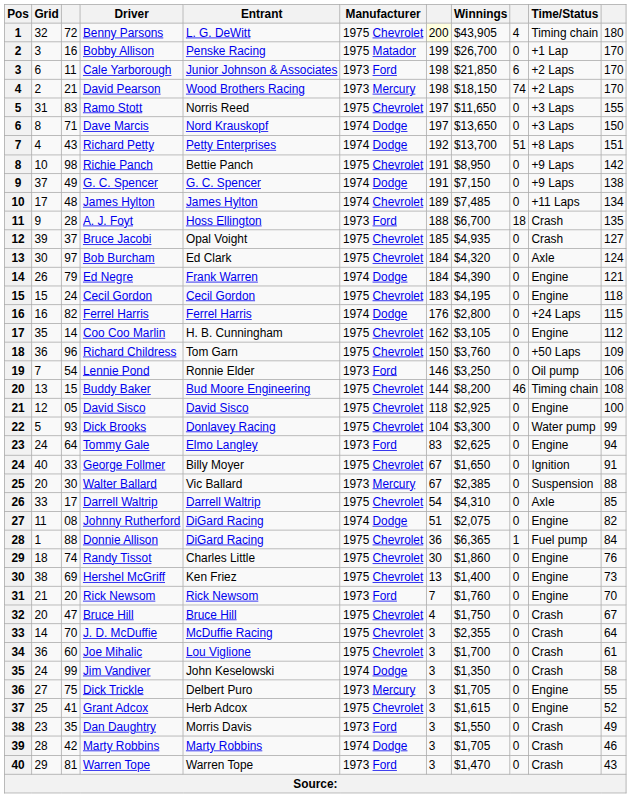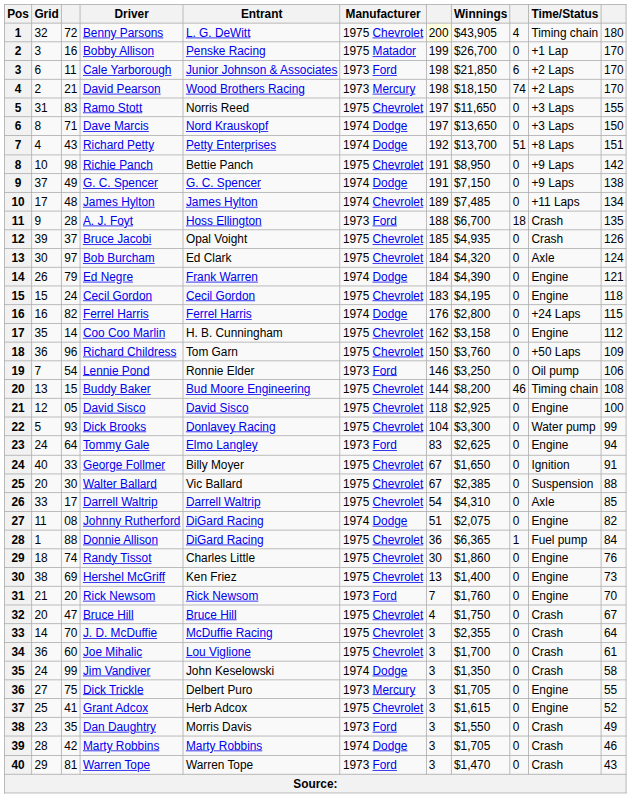(614, 239) 127 -> (614, 239) 126
(472, 333) $3,105 -> (472, 333) $3,158
(379, 483) 1973 Mercury -> (383, 483) 1975 Chevrolet
